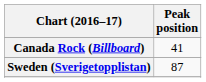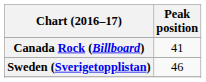(177, 67) 87 -> (177, 67) 46
